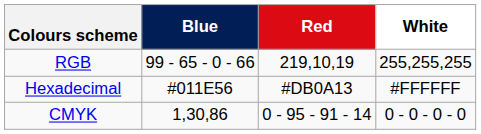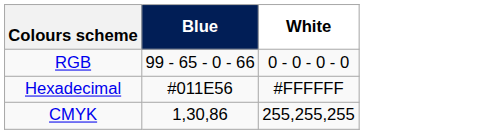- column: (317, 27)
(425, 62) 255,255,255 -> (309, 62) 0 - 0 - 0 - 0
(425, 115) 0 - 0 - 0 - 0 -> (309, 115) 255,255,255
